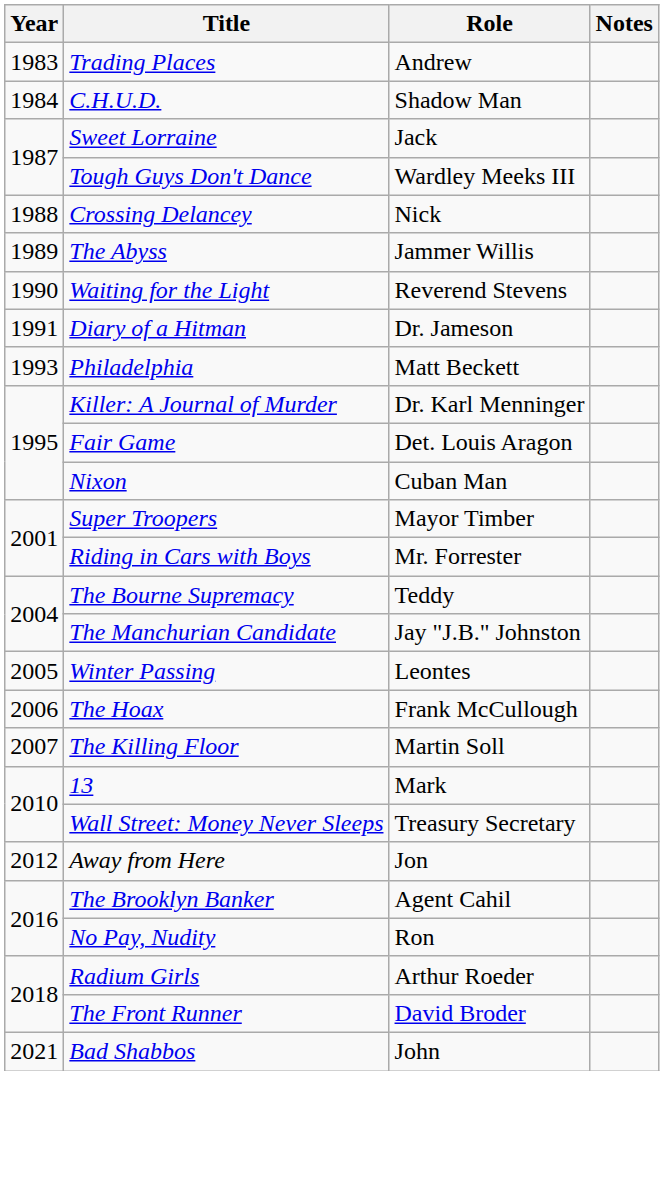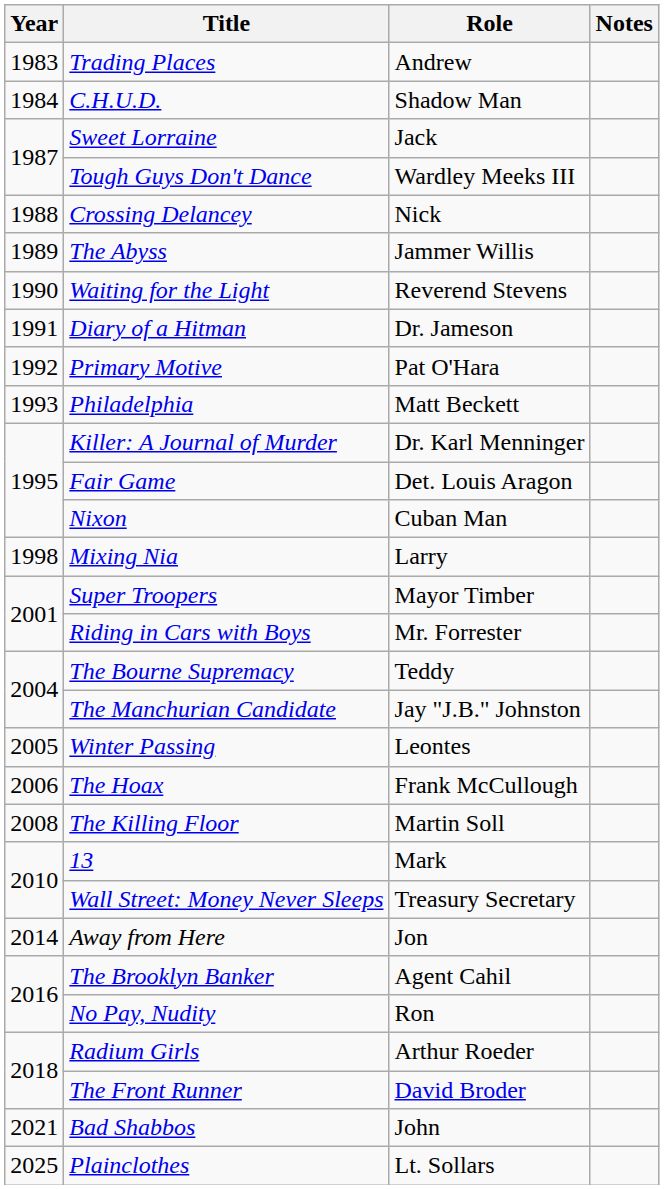+ row: (146, 366)
+ row: (124, 556)
(34, 746) 2007 -> (34, 822) 2008
(34, 860) 2012 -> (34, 937) 2014
+ row: (129, 1165)
